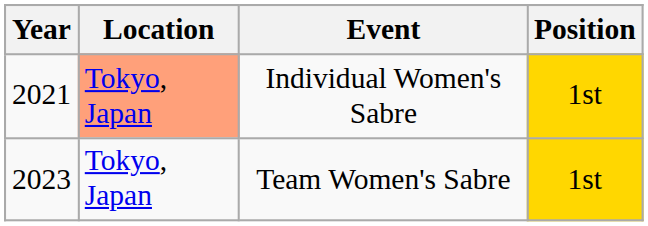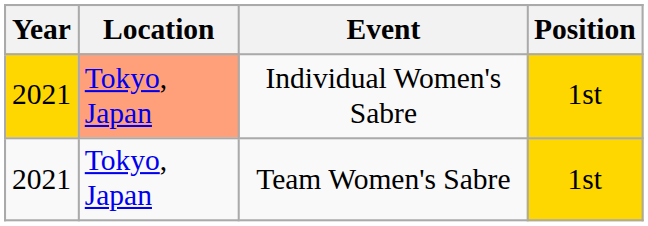(41, 95) no background -> (41, 95) gold background
(41, 178) 2023 -> (41, 178) 2021
